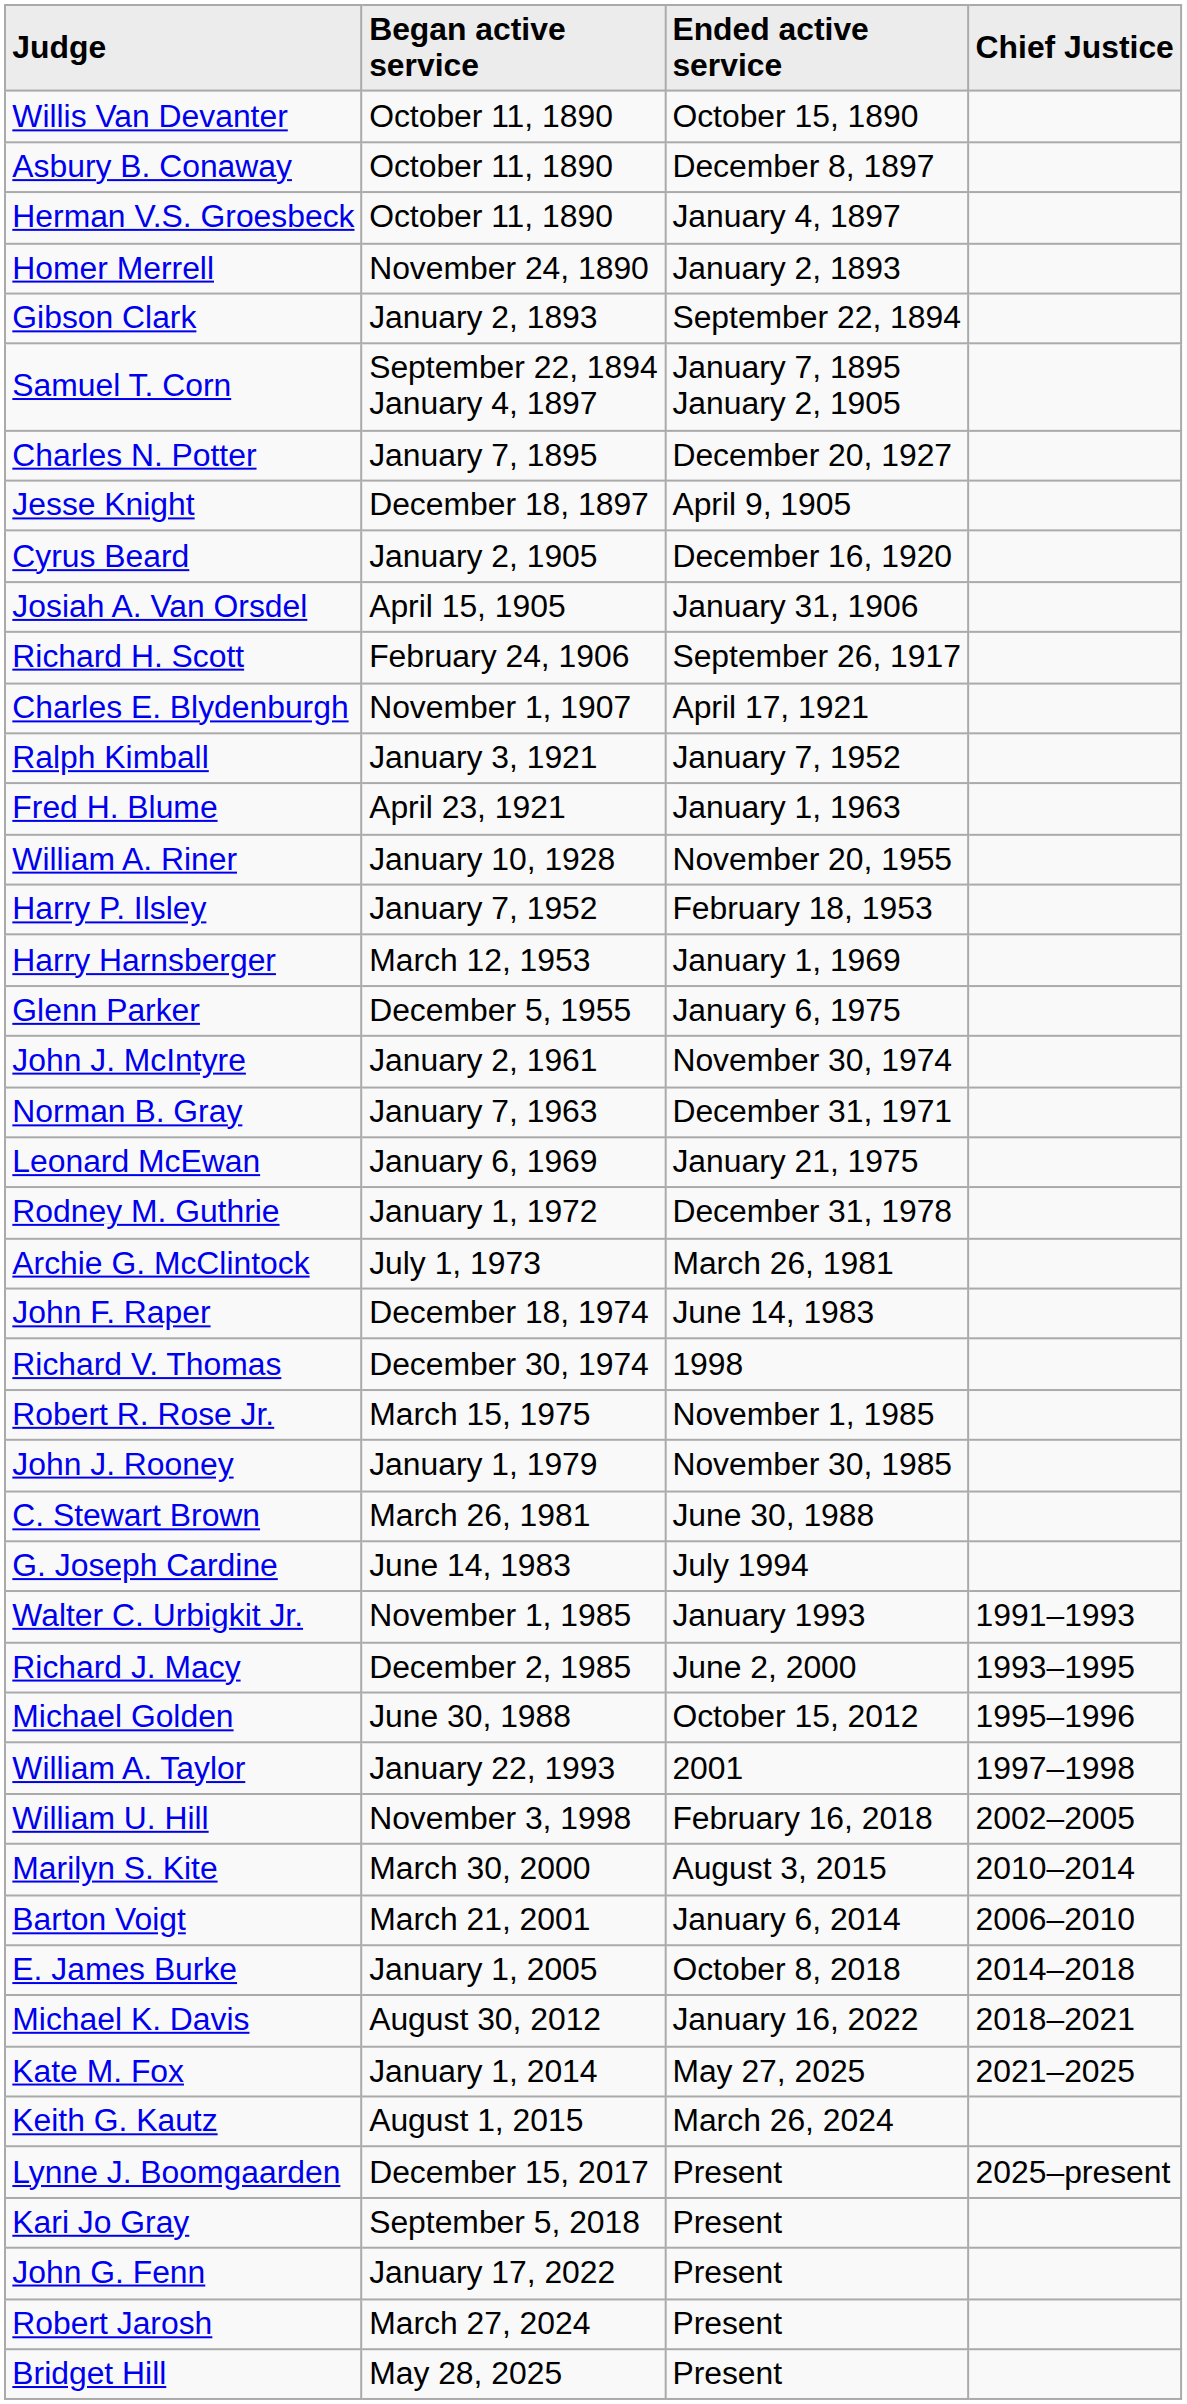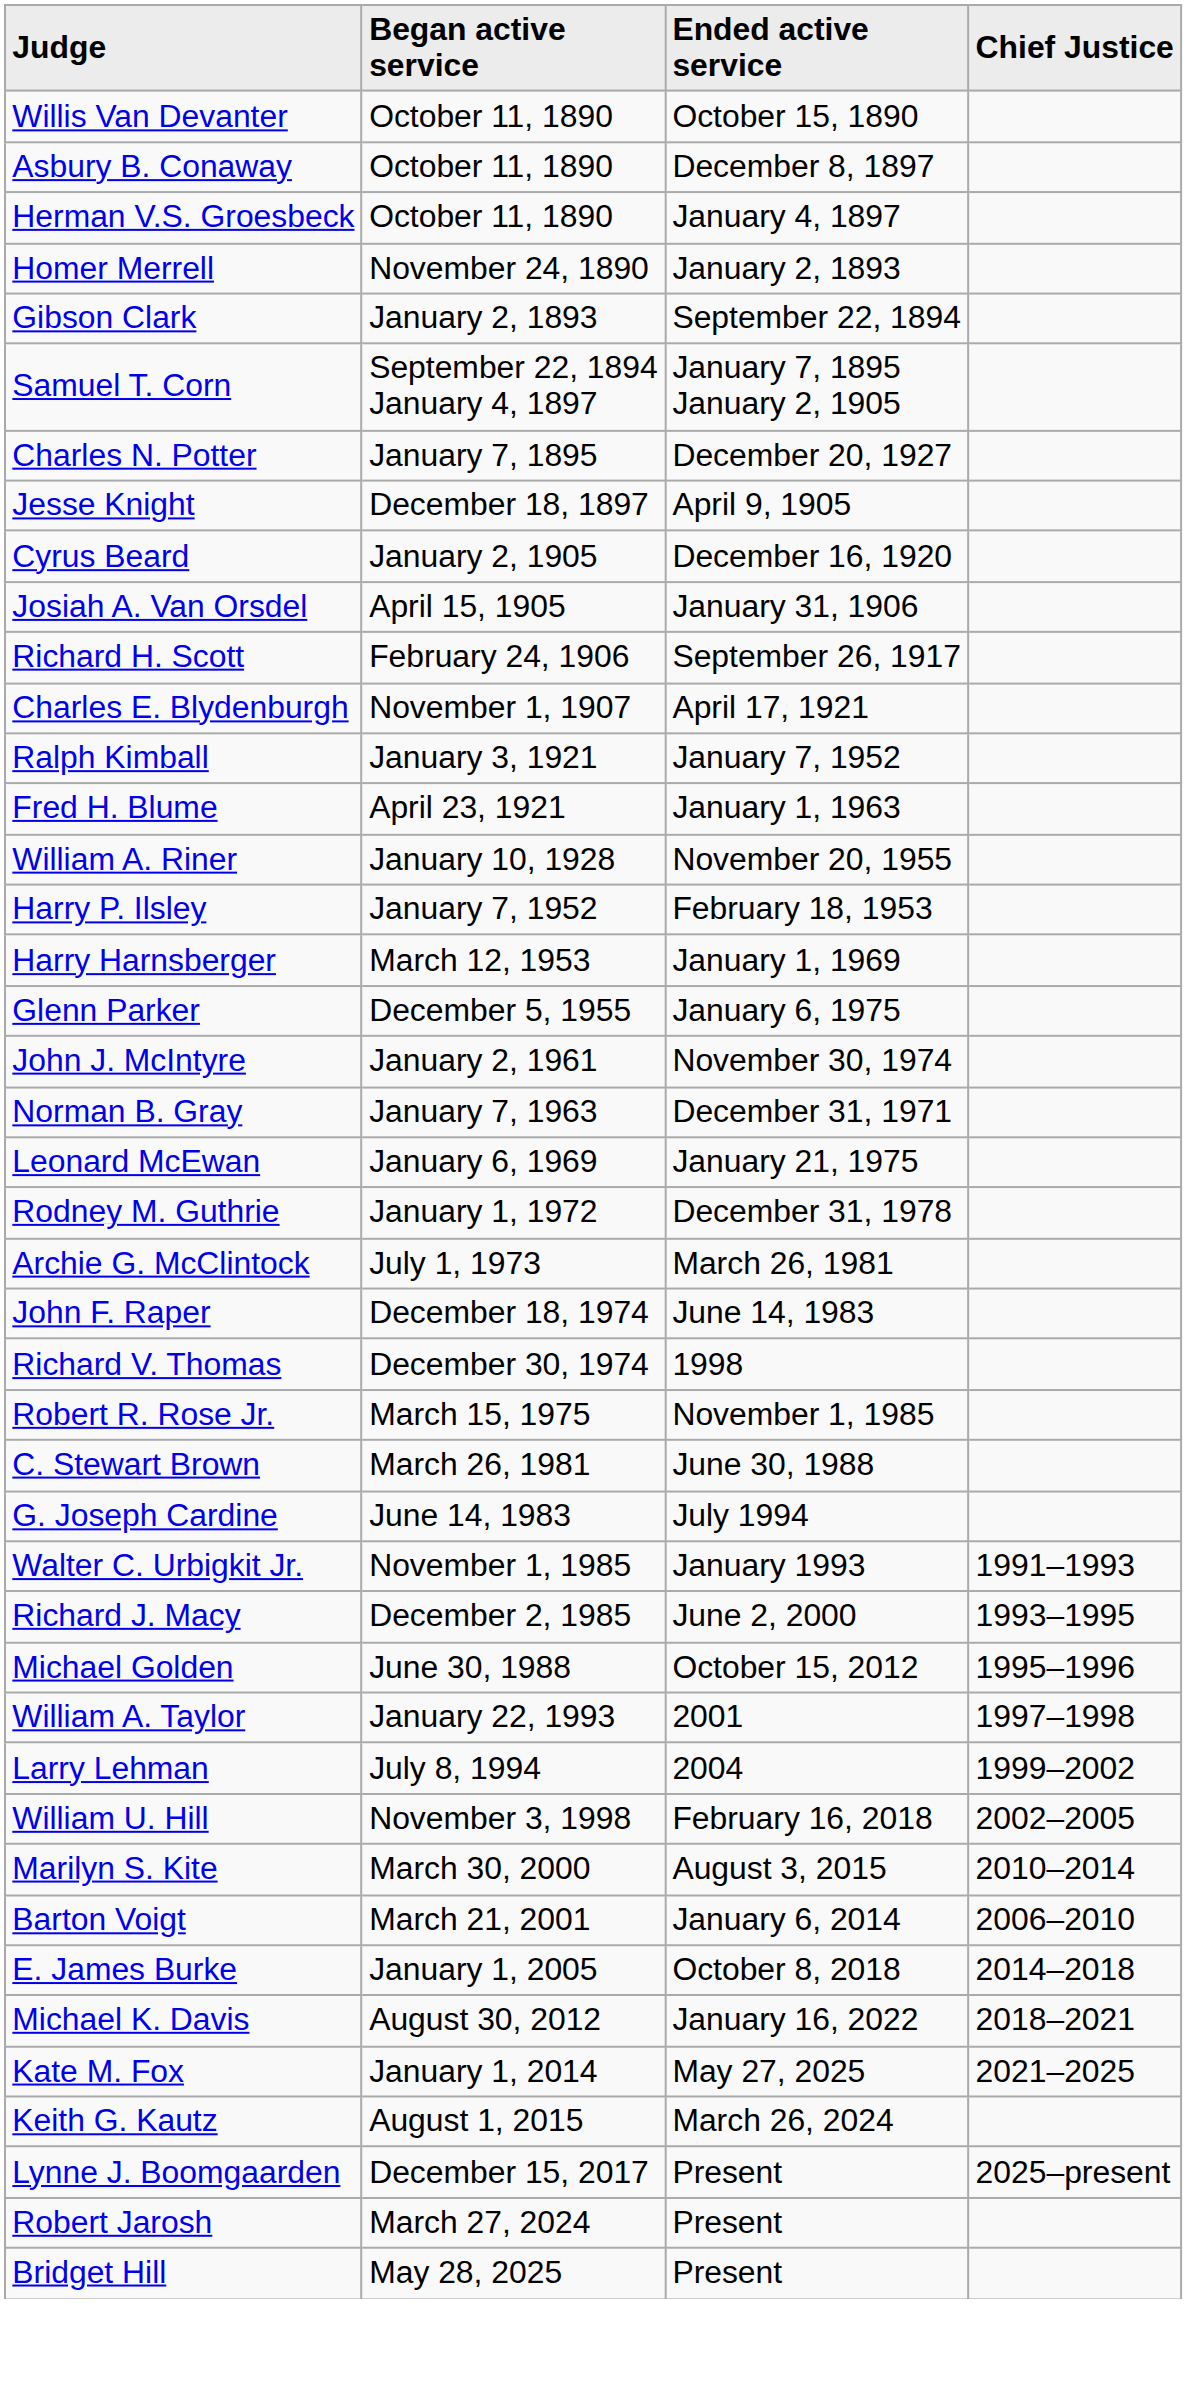- row: (123, 1464)
+ row: (111, 1767)
- row: (101, 2222)
- row: (109, 2272)
